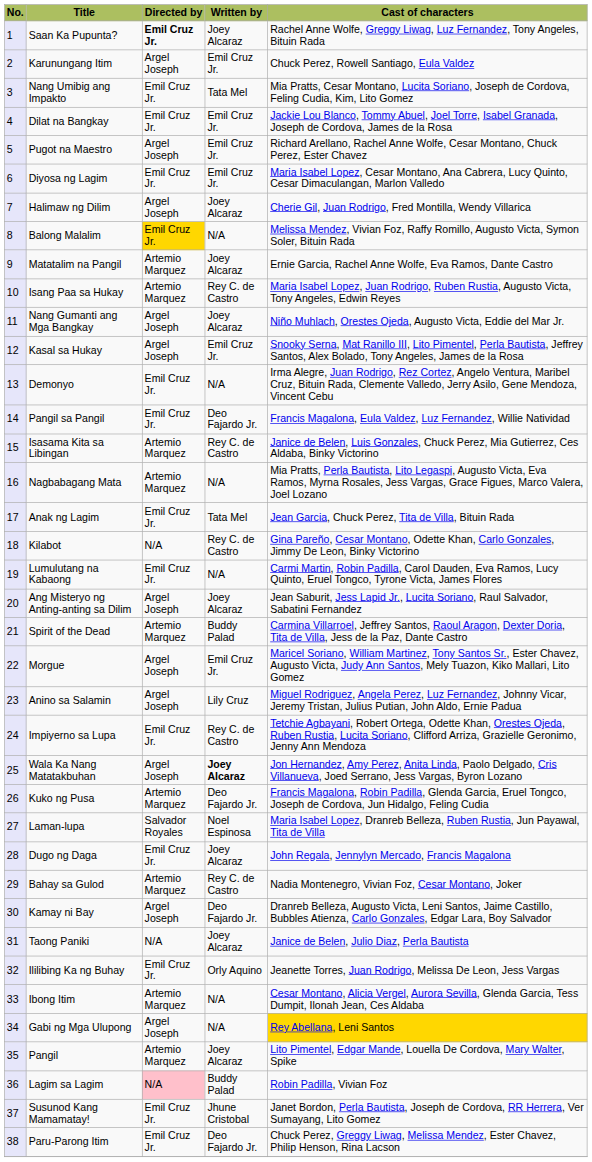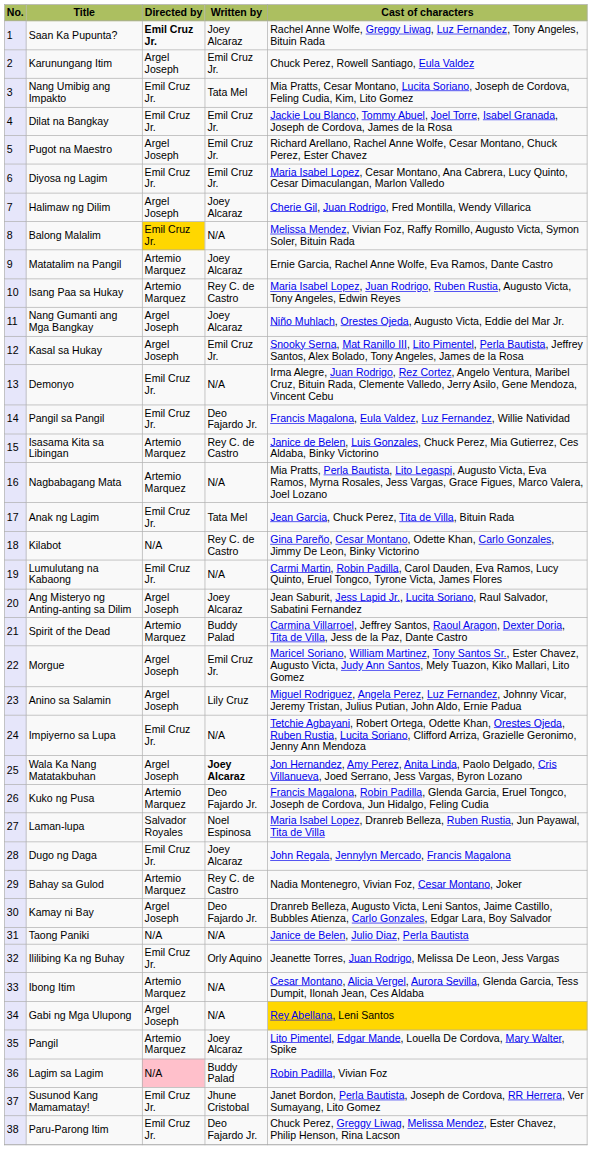(231, 735) Rey C. de Castro -> (216, 735) N/A
(225, 941) Joey Alcaraz -> (216, 935) N/A
